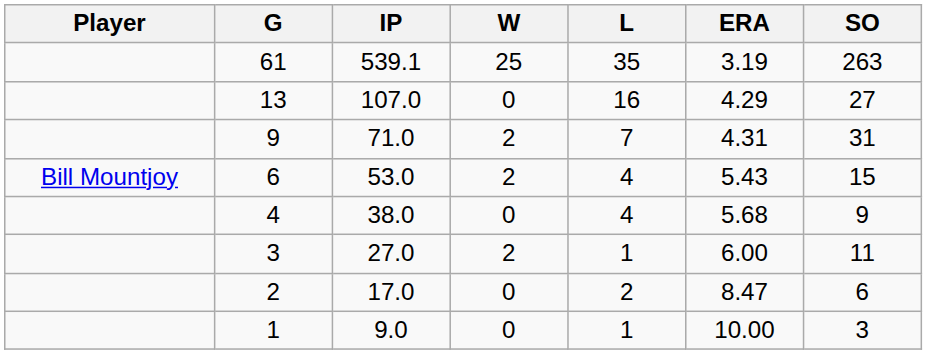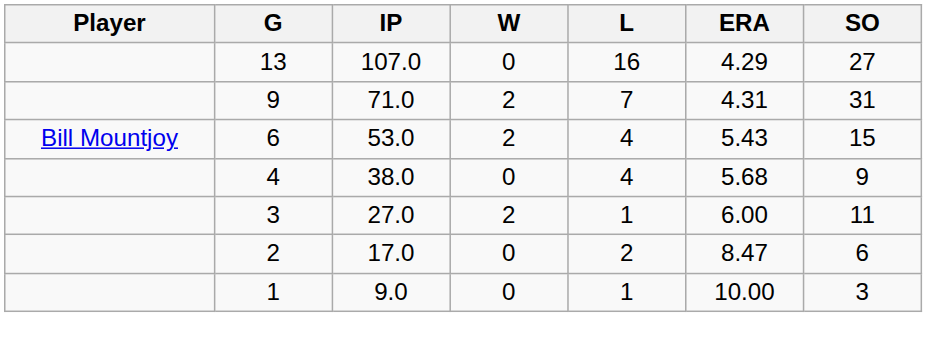- row: (273, 61)
